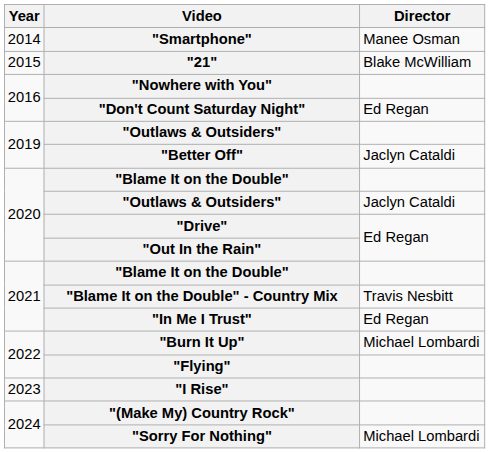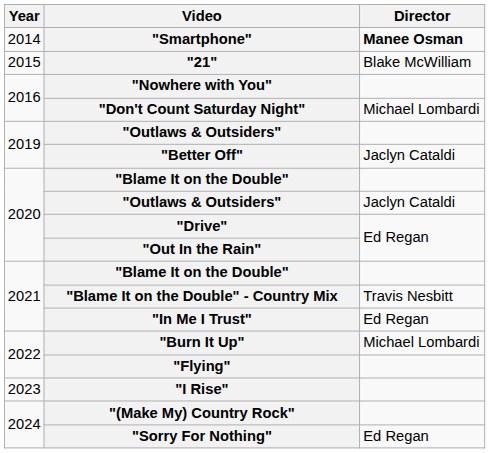(412, 39) normal -> (413, 39) bold
(396, 109) Ed Regan -> (421, 109) Michael Lombardi
(421, 436) Michael Lombardi -> (396, 436) Ed Regan
